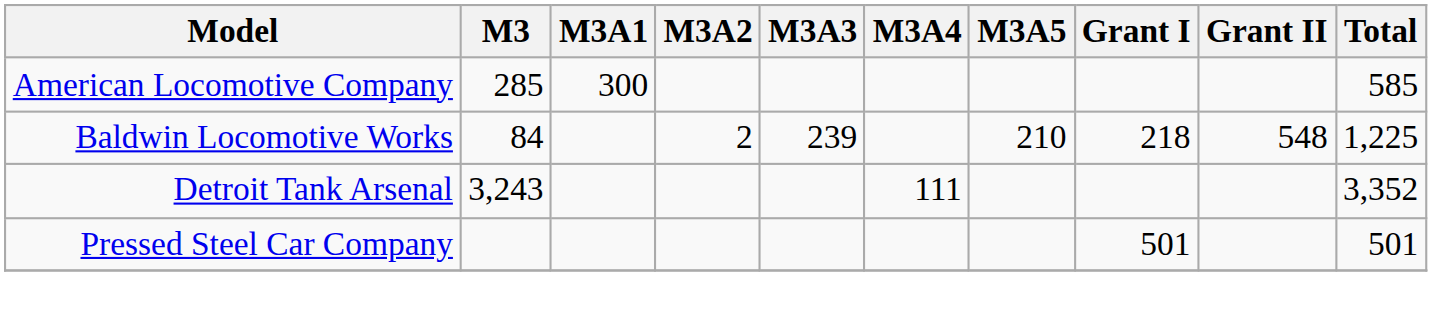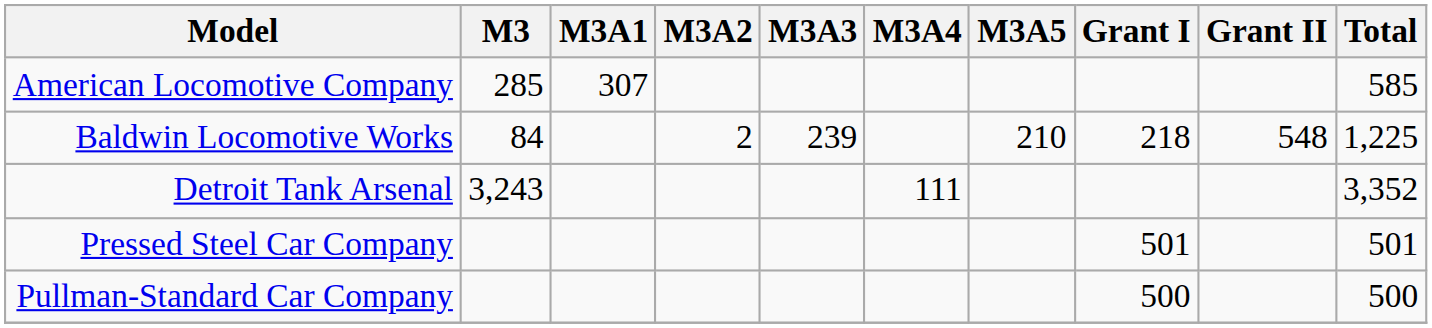(623, 84) 300 -> (623, 84) 307
+ row: (235, 296)
